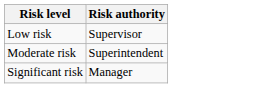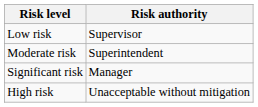+ row: (30, 92)
